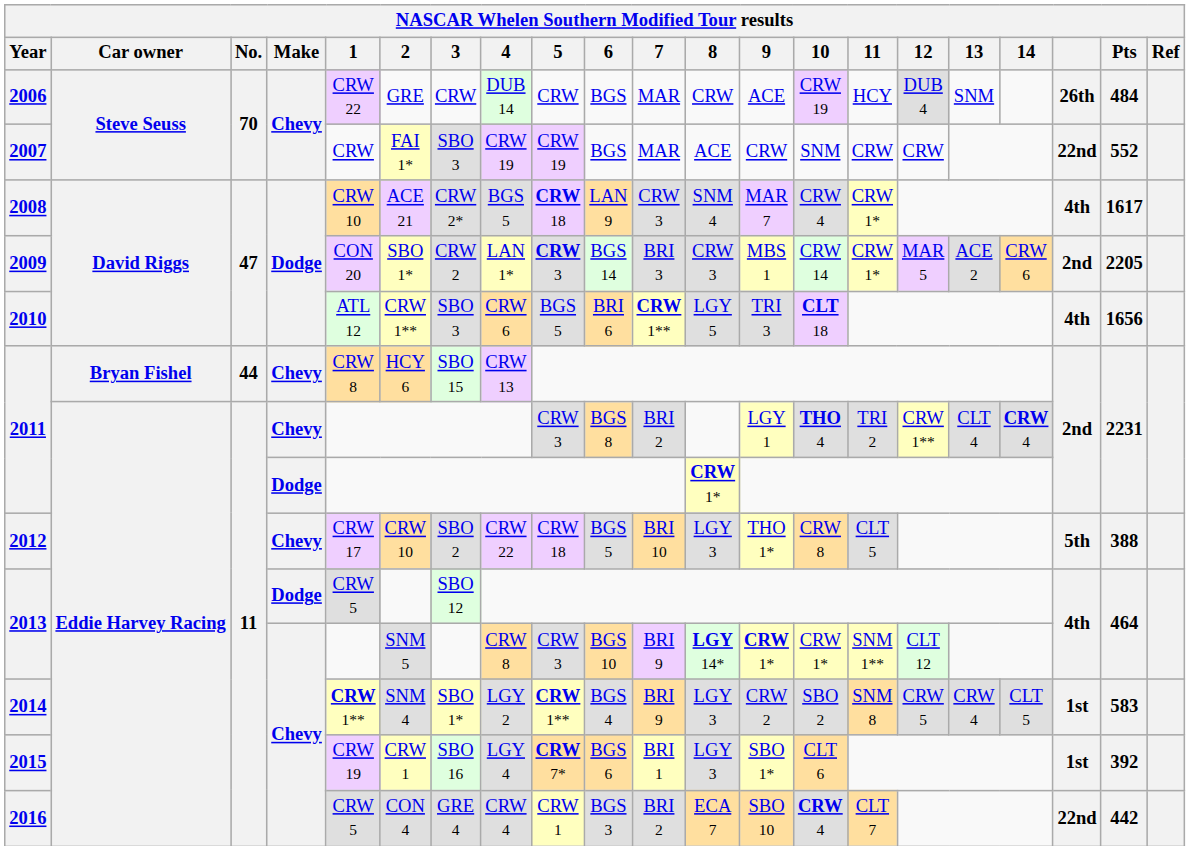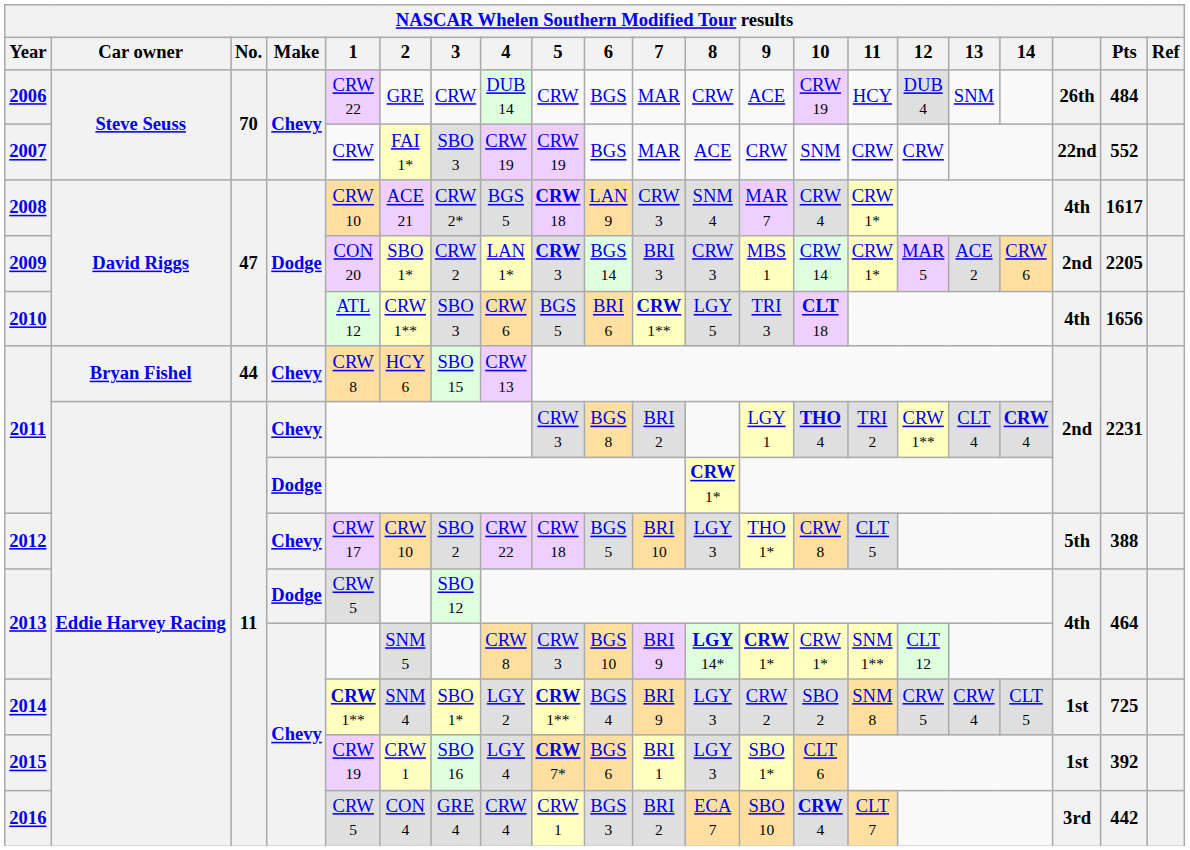(1124, 706) 583 -> (1124, 706) 725
(1077, 817) 22nd -> (1077, 817) 3rd
